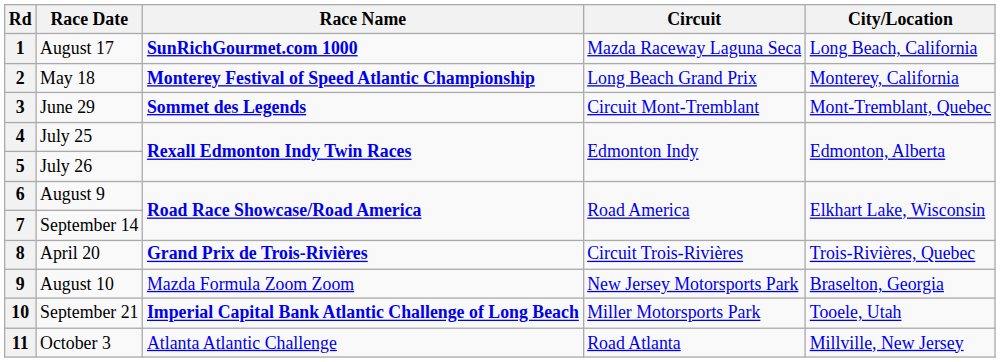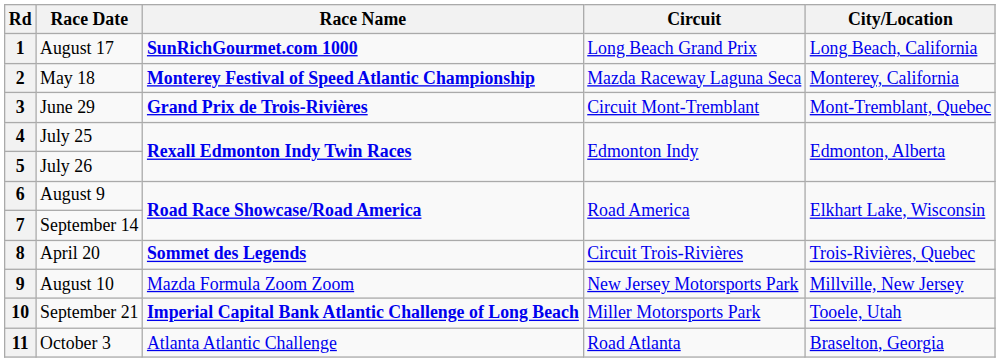(694, 48) Mazda Raceway Laguna Seca -> (672, 48) Long Beach Grand Prix
(672, 77) Long Beach Grand Prix -> (694, 77) Mazda Raceway Laguna Seca
(227, 106) Sommet des Legends -> (257, 106) Grand Prix de Trois-Rivières
(257, 253) Grand Prix de Trois-Rivières -> (227, 253) Sommet des Legends
(877, 283) Braselton, Georgia -> (887, 283) Millville, New Jersey
(887, 342) Millville, New Jersey -> (877, 342) Braselton, Georgia
